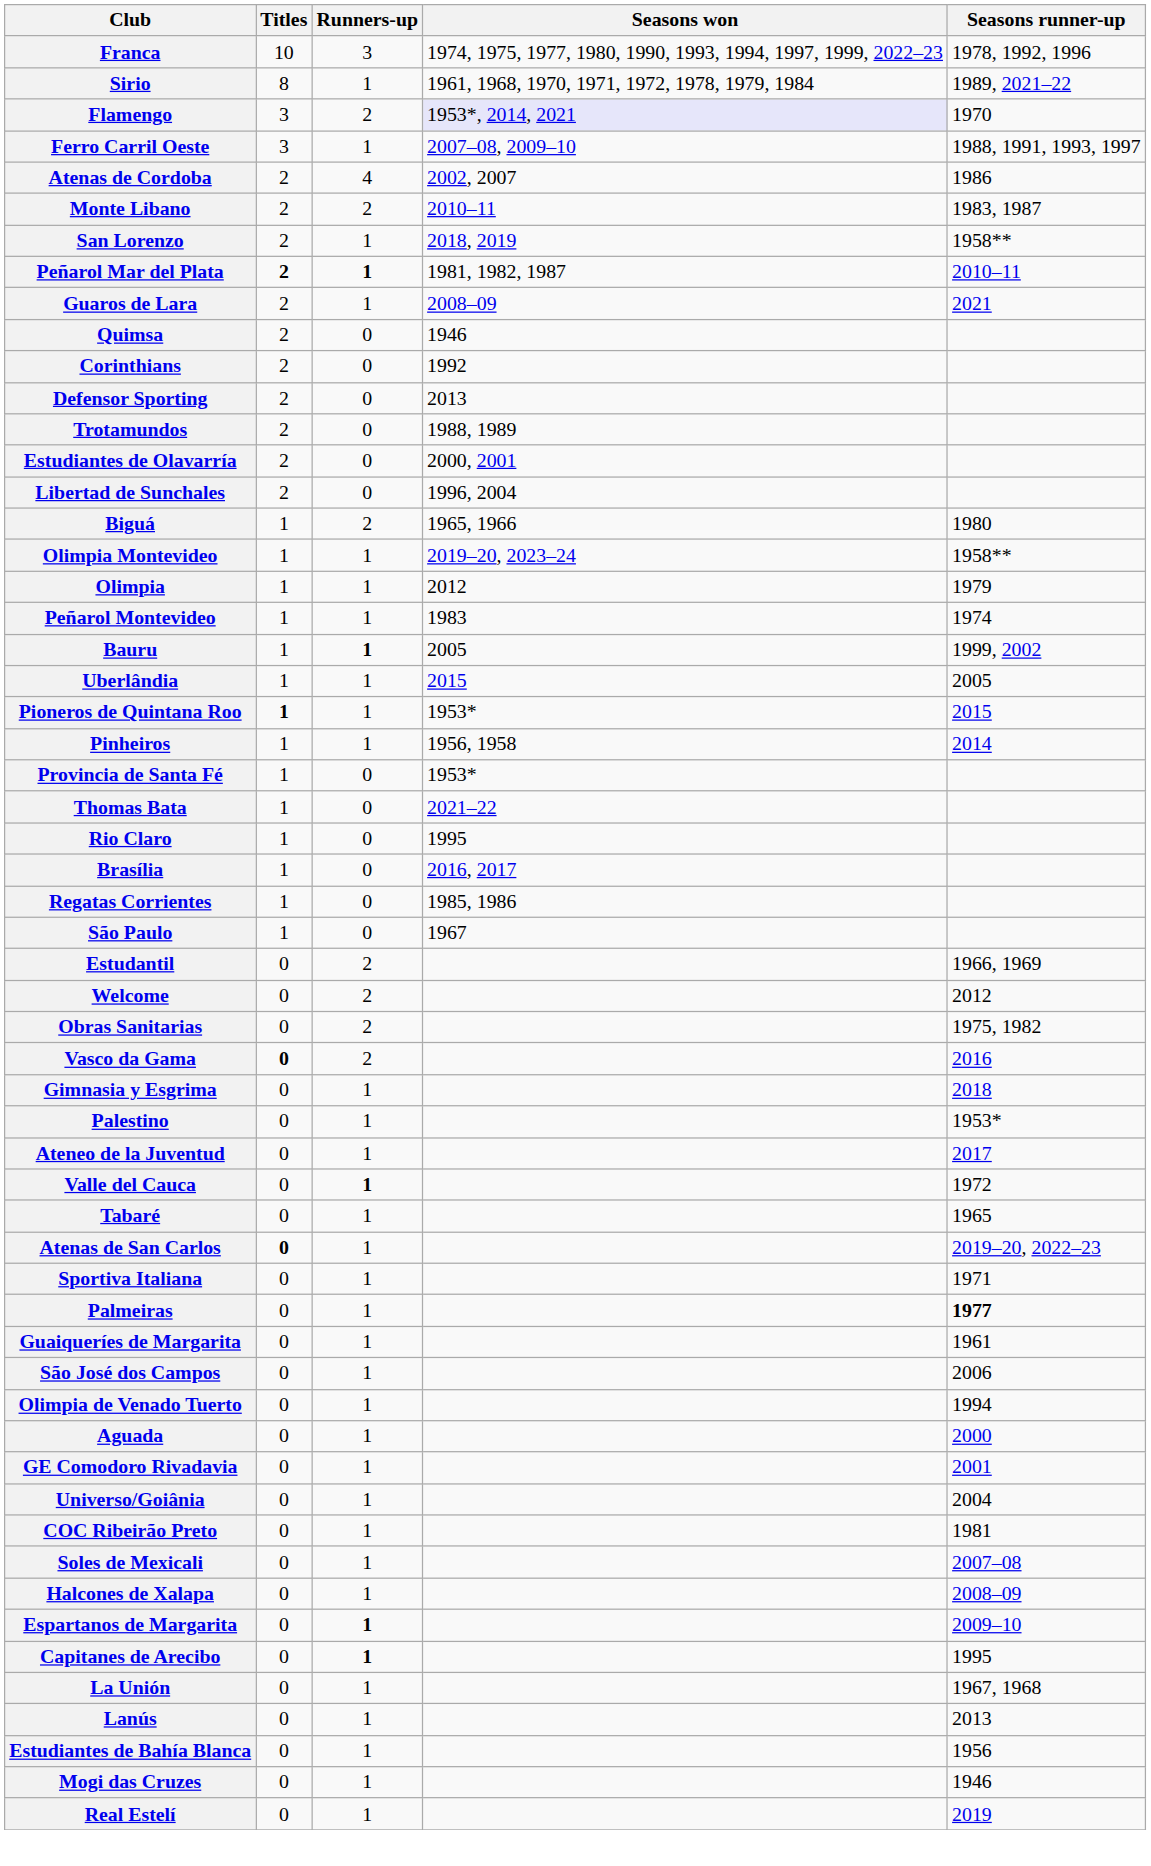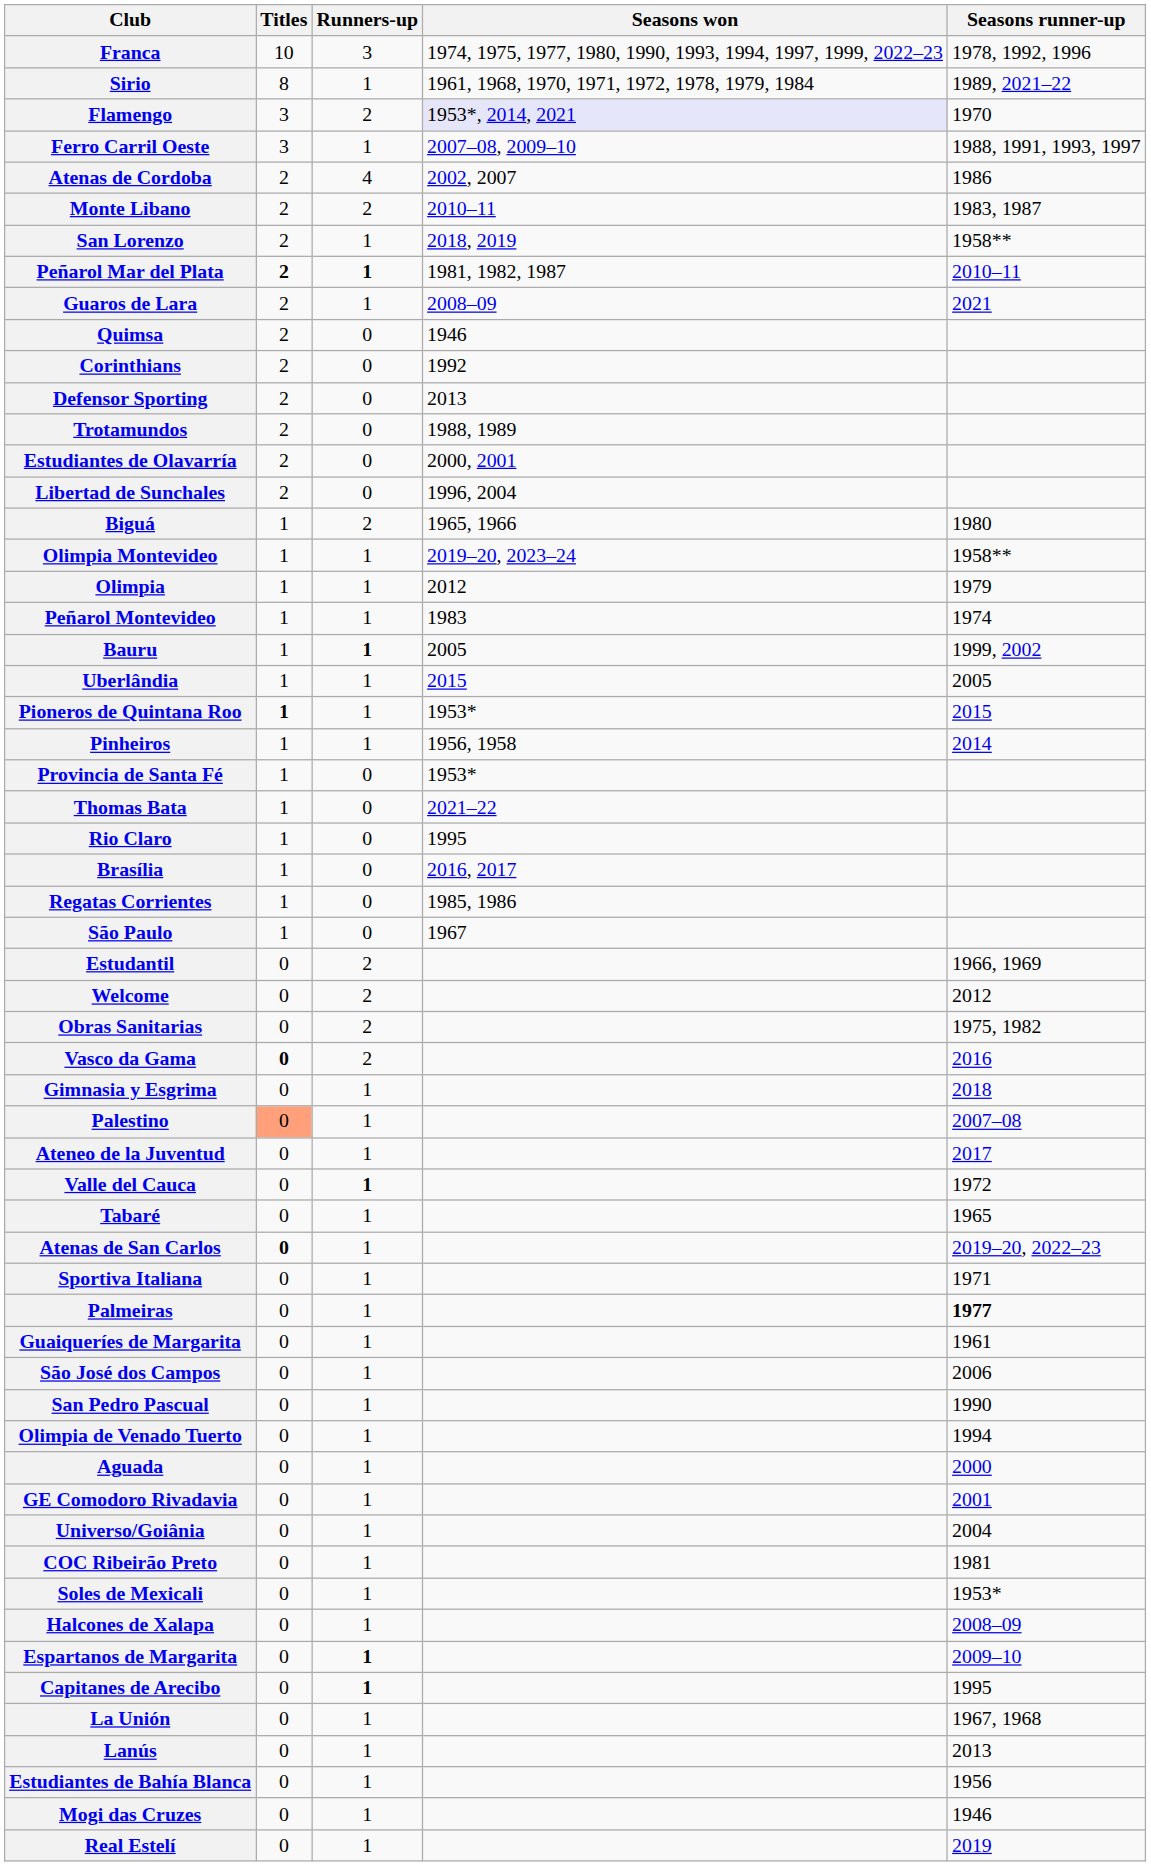(284, 1121) no background -> (284, 1121) lightsalmon background
(977, 1121) 1953* -> (987, 1121) 2007–08
+ row: (130, 1404)
(987, 1562) 2007–08 -> (977, 1593) 1953*
